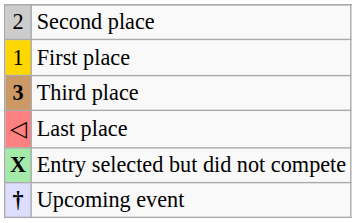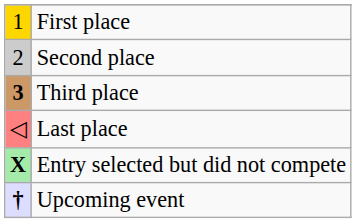rows swapped: (83, 57) <-> (96, 22)
